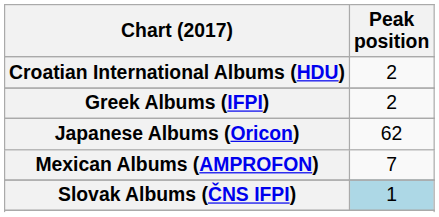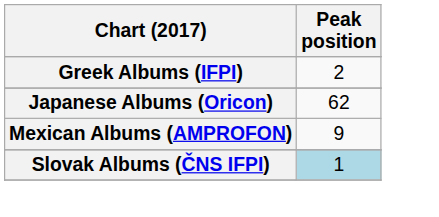- row: (177, 72)
(392, 164) 7 -> (339, 133) 9
